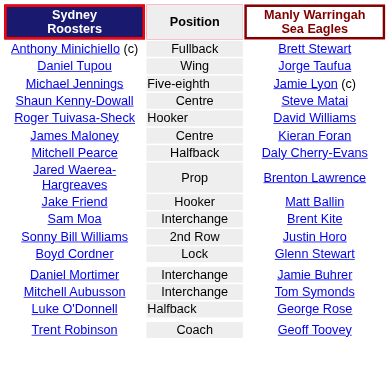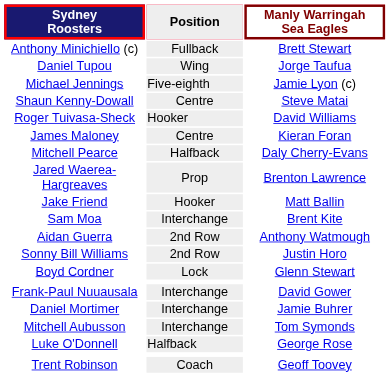+ row: (75, 236)
+ row: (75, 292)
